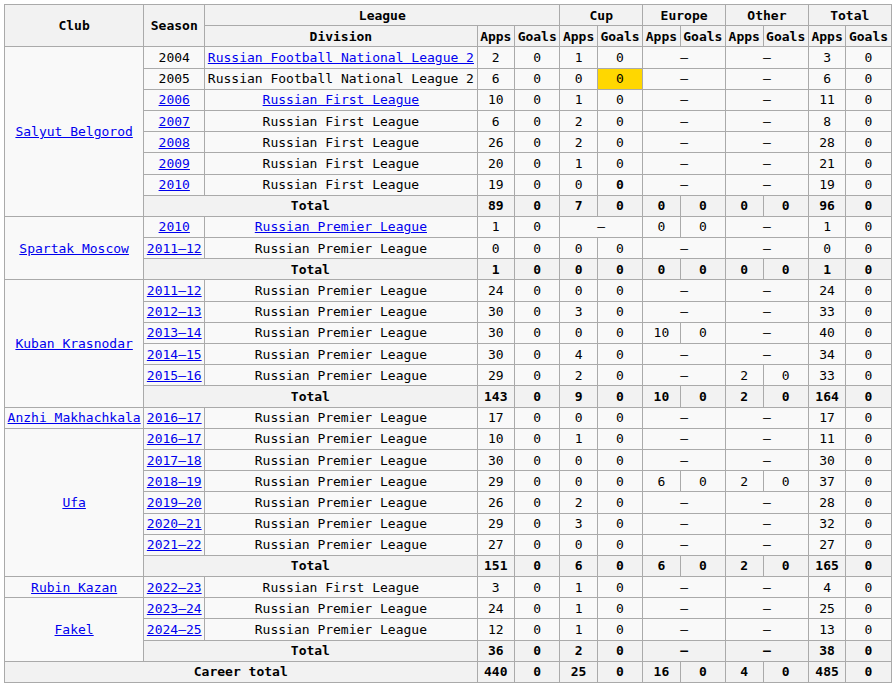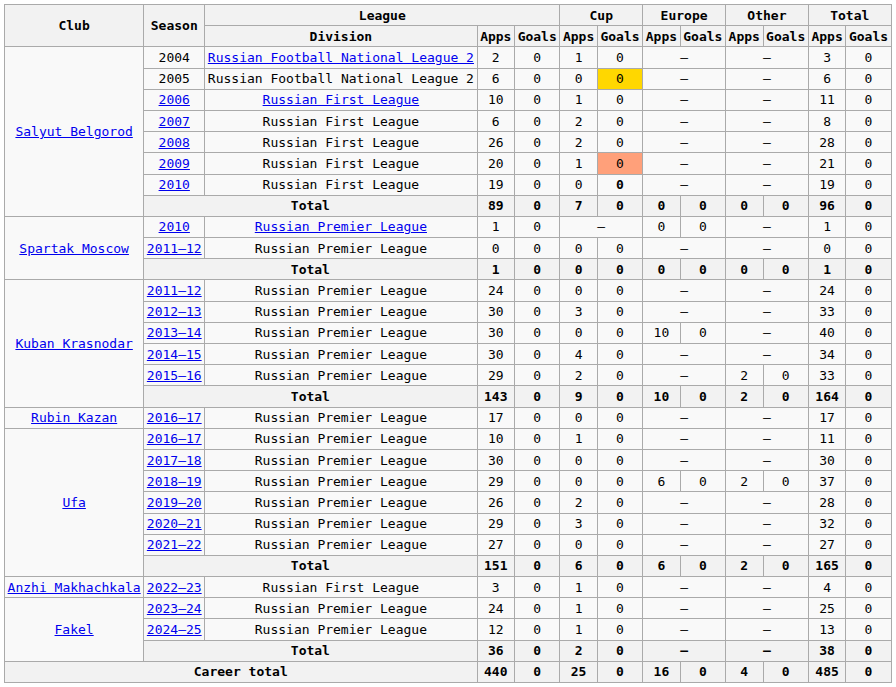(620, 163) no background -> (620, 163) lightsalmon background
(74, 418) Anzhi Makhachkala -> (74, 418) Rubin Kazan
(74, 587) Rubin Kazan -> (74, 587) Anzhi Makhachkala
